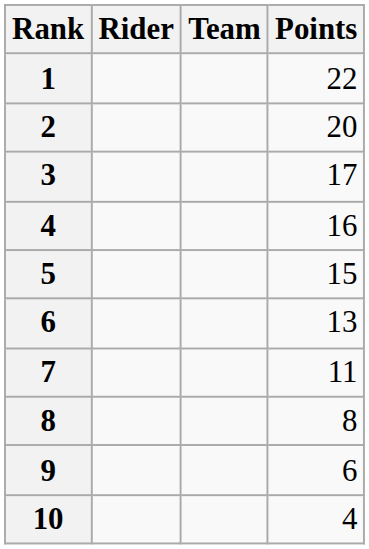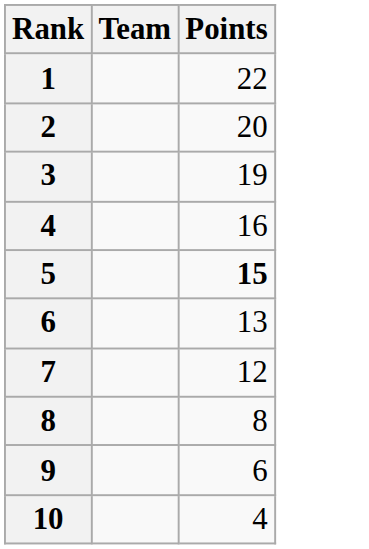- column: (136, 28)
(342, 175) 17 -> (252, 175) 19
(342, 273) normal -> (252, 273) bold
(343, 371) 11 -> (252, 371) 12
